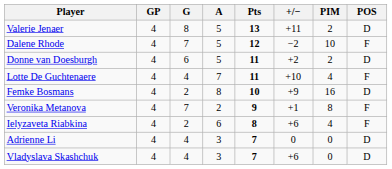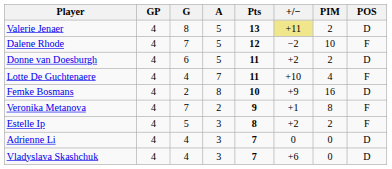(293, 28) no background -> (293, 28) khaki background
+ row: (26, 124)
- row: (47, 124)
